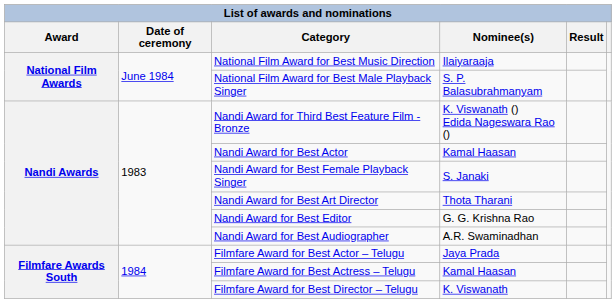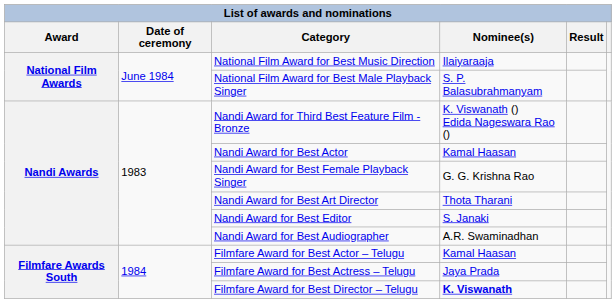(466, 176) S. Janaki -> (488, 176) G. G. Krishna Rao
(488, 218) G. G. Krishna Rao -> (466, 218) S. Janaki
(471, 254) Jaya Prada -> (479, 254) Kamal Haasan
(479, 271) Kamal Haasan -> (471, 271) Jaya Prada
(475, 289) normal -> (477, 289) bold
